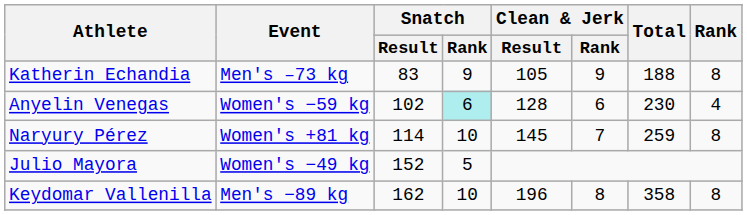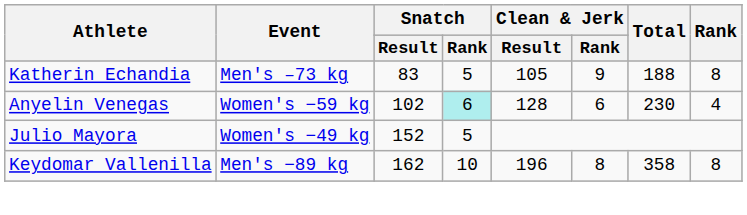(467, 76) 9 -> (467, 76) 5
- row: (78, 136)
